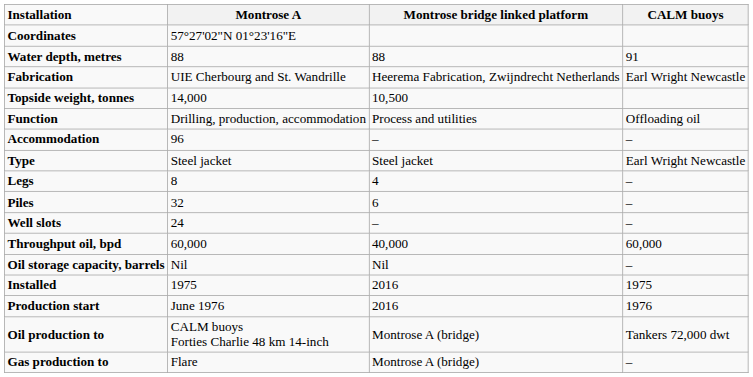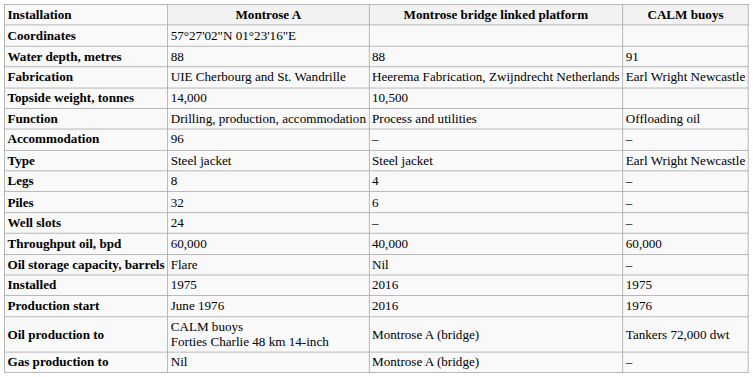(179, 264) Nil -> (184, 264) Flare
(184, 362) Flare -> (179, 362) Nil
